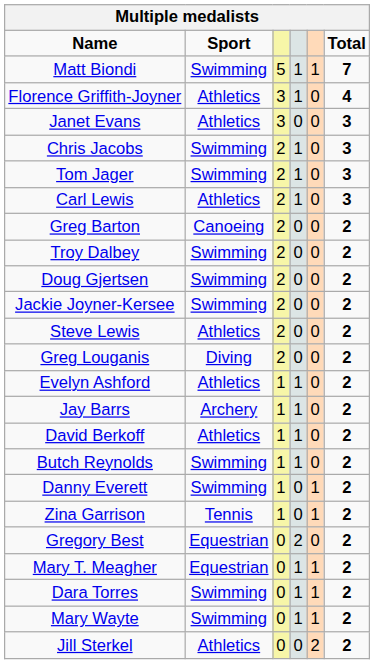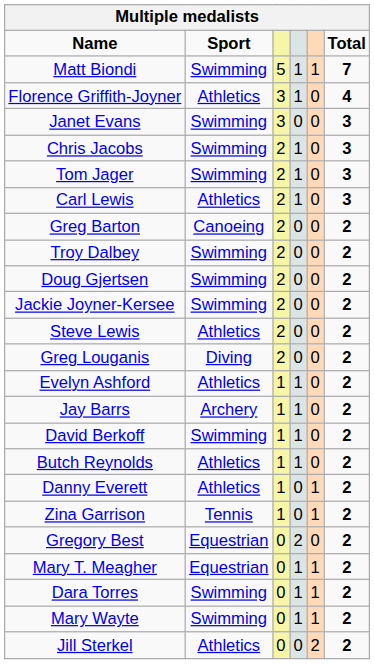(229, 122) Athletics -> (229, 122) Swimming
(229, 436) Athletics -> (229, 436) Swimming
(229, 462) Swimming -> (229, 462) Athletics
(229, 488) Swimming -> (229, 488) Athletics
